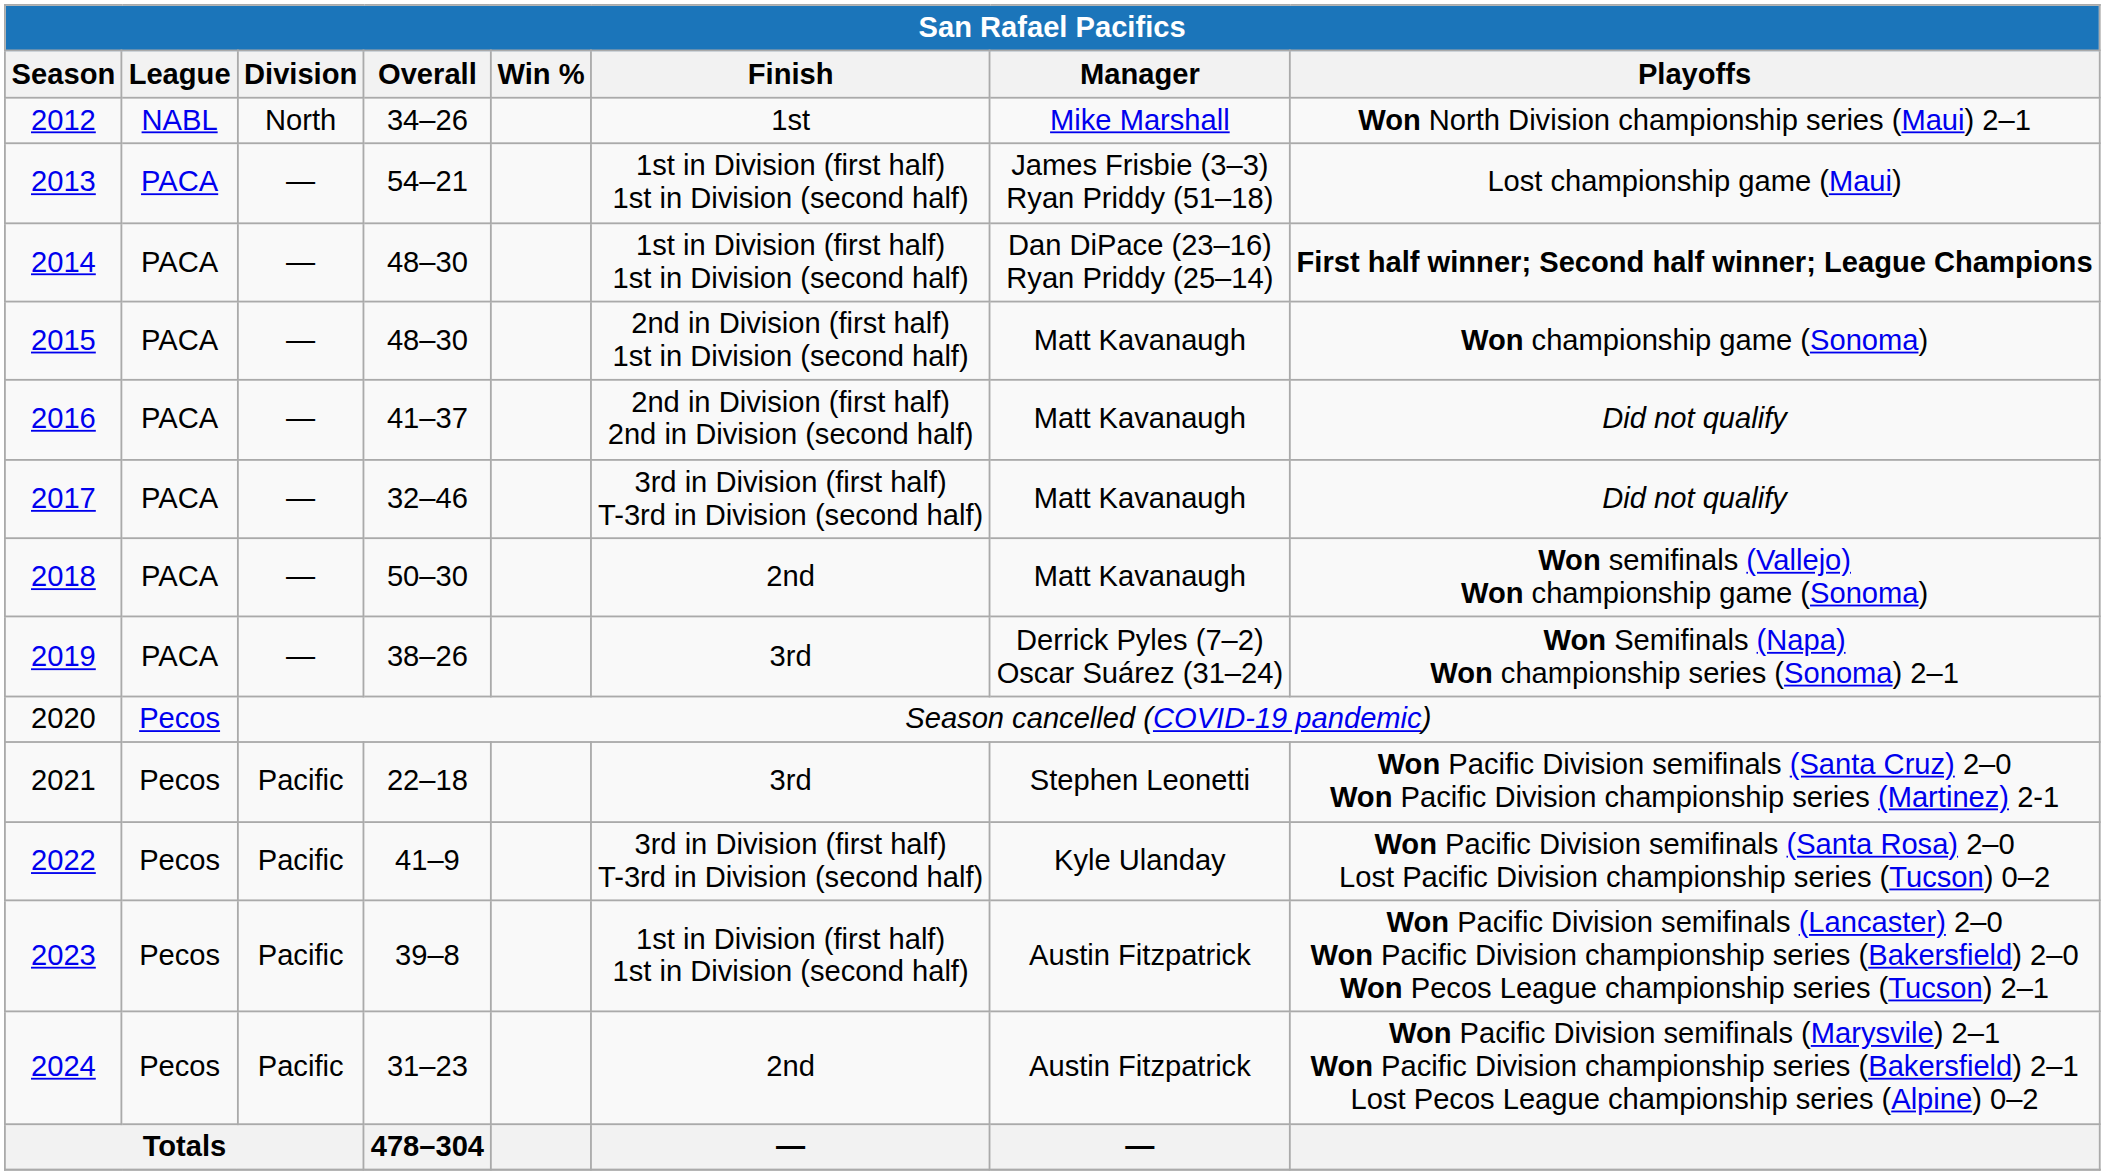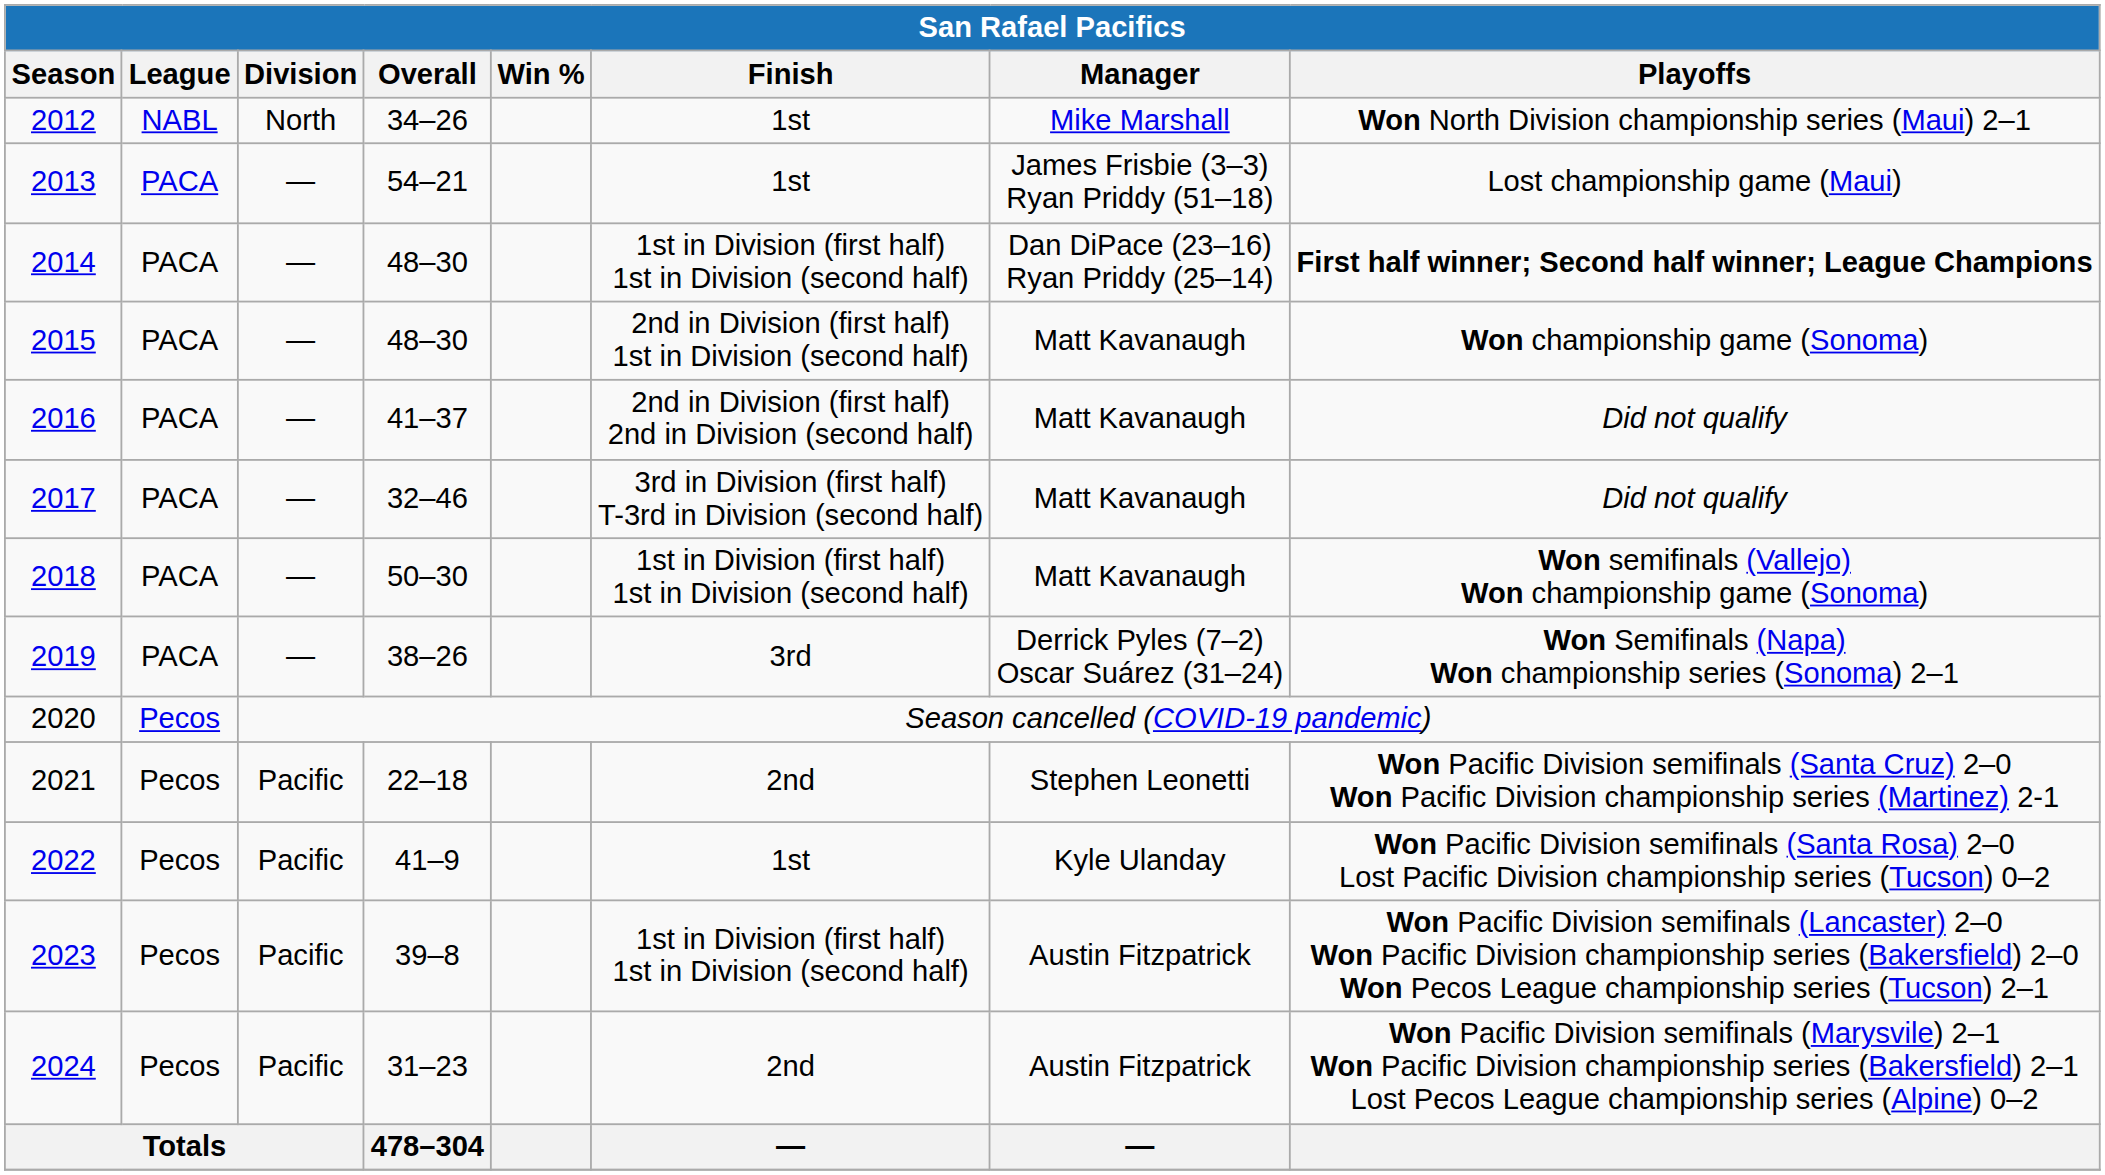(791, 182) 1st in Division (first half) 1st in Division (second half) -> (791, 182) 1st
(791, 577) 2nd -> (791, 577) 1st in Division (first half) 1st in Division (second half)
(791, 781) 3rd -> (791, 781) 2nd
(791, 860) 3rd in Division (first half) T-3rd in Division (second half) -> (791, 860) 1st
